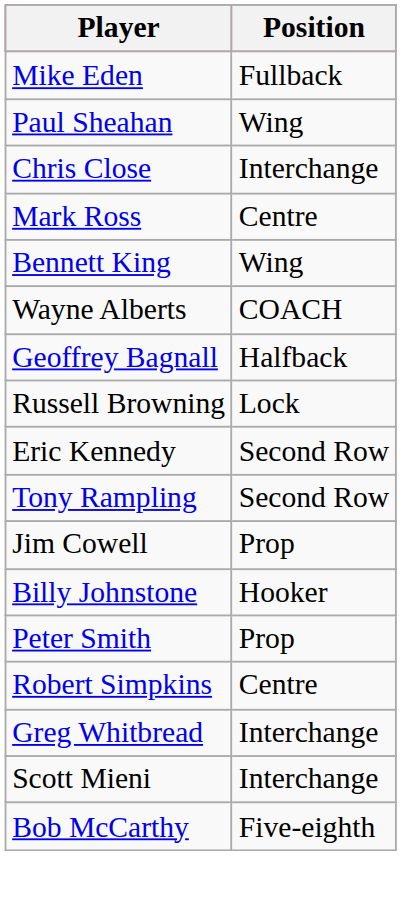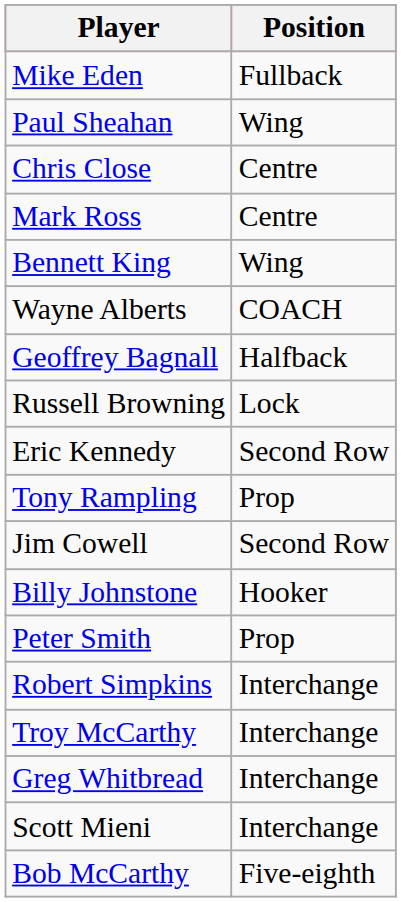(309, 168) Interchange -> (278, 168) Centre
(314, 497) Second Row -> (267, 497) Prop
(267, 544) Prop -> (314, 544) Second Row
(278, 685) Centre -> (309, 685) Interchange
+ row: (104, 732)
